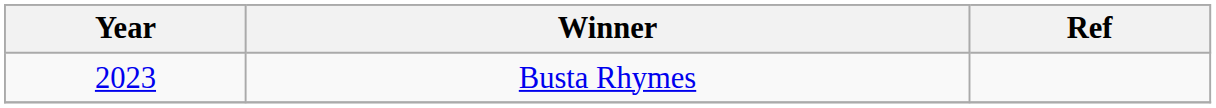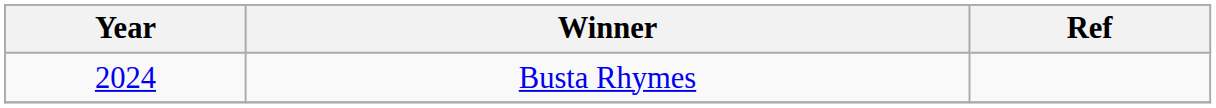(125, 77) 2023 -> (125, 77) 2024
